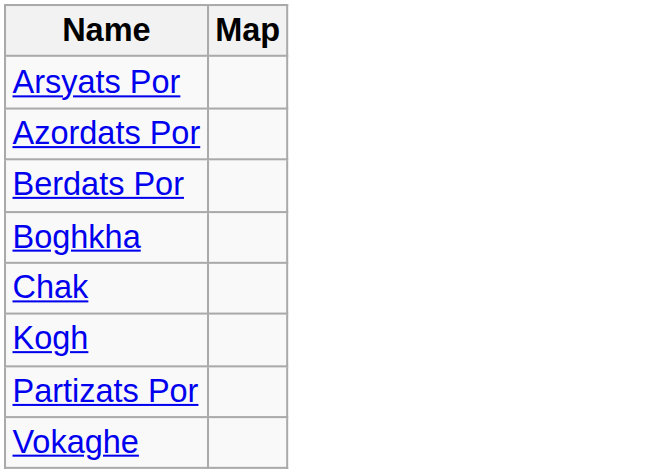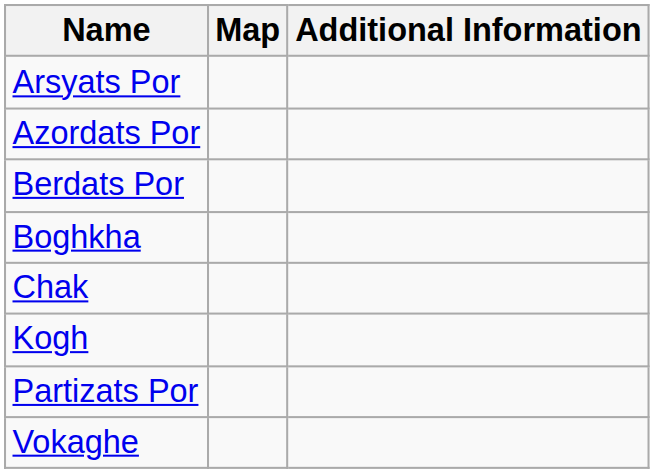+ column: (468, 30)
